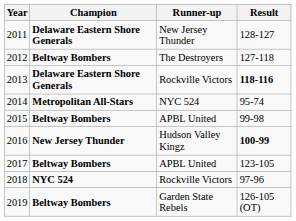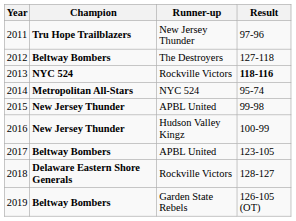(86, 35) Delaware Eastern Shore Generals -> (82, 35) Tru Hope Trailblazers
(257, 35) 128-127 -> (252, 35) 97-96
(86, 79) Delaware Eastern Shore Generals -> (53, 73) NYC 524
(71, 118) Beltway Bombers -> (78, 106) New Jersey Thunder
(254, 140) bold -> (254, 129) normal
(53, 179) NYC 524 -> (86, 173) Delaware Eastern Shore Generals
(252, 179) 97-96 -> (257, 173) 128-127
